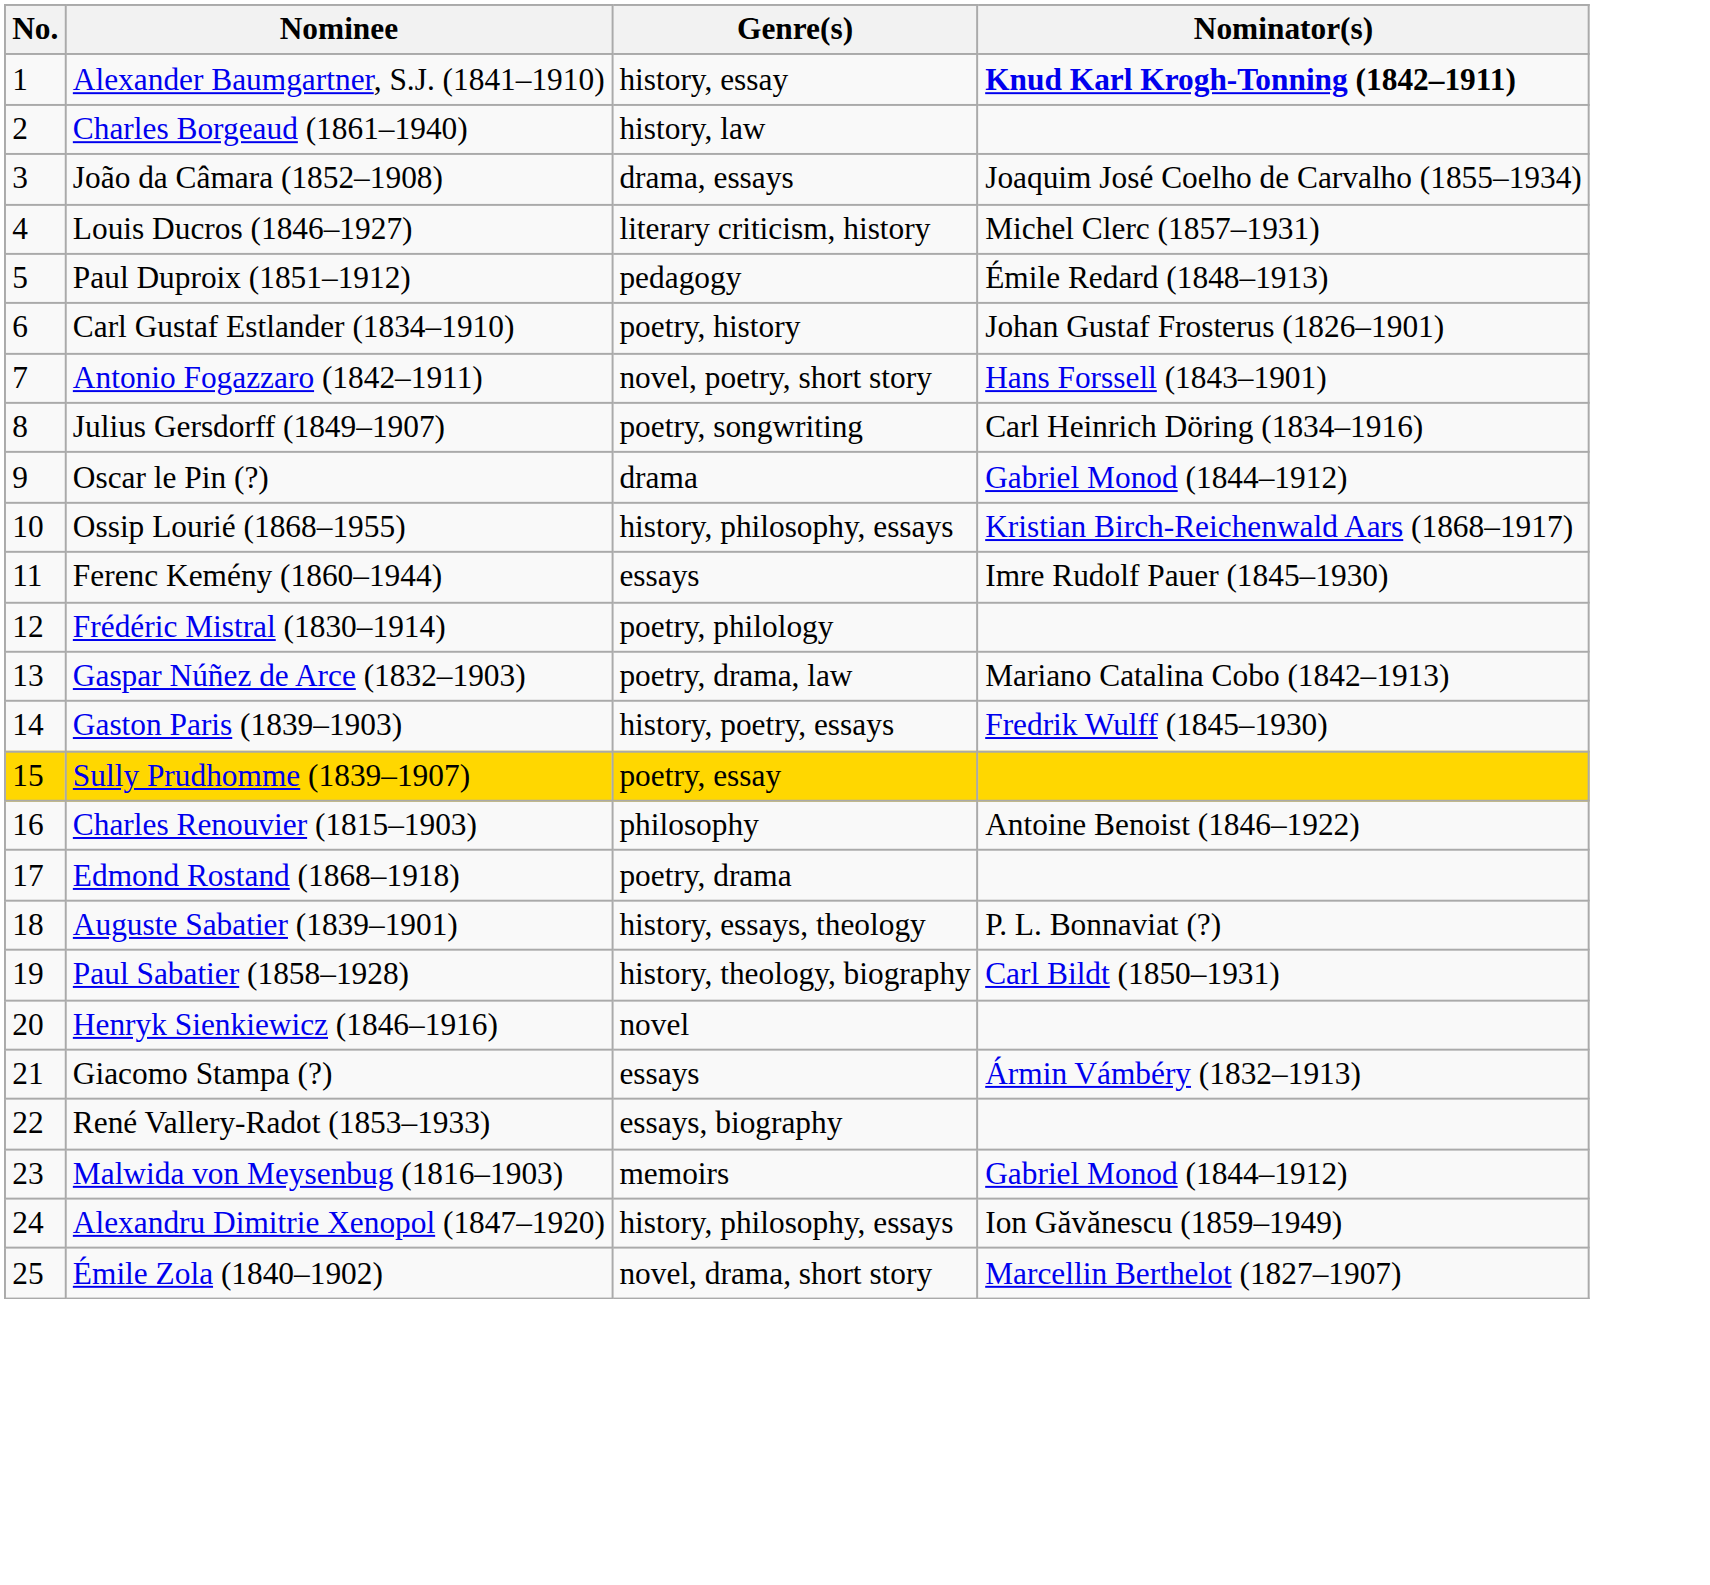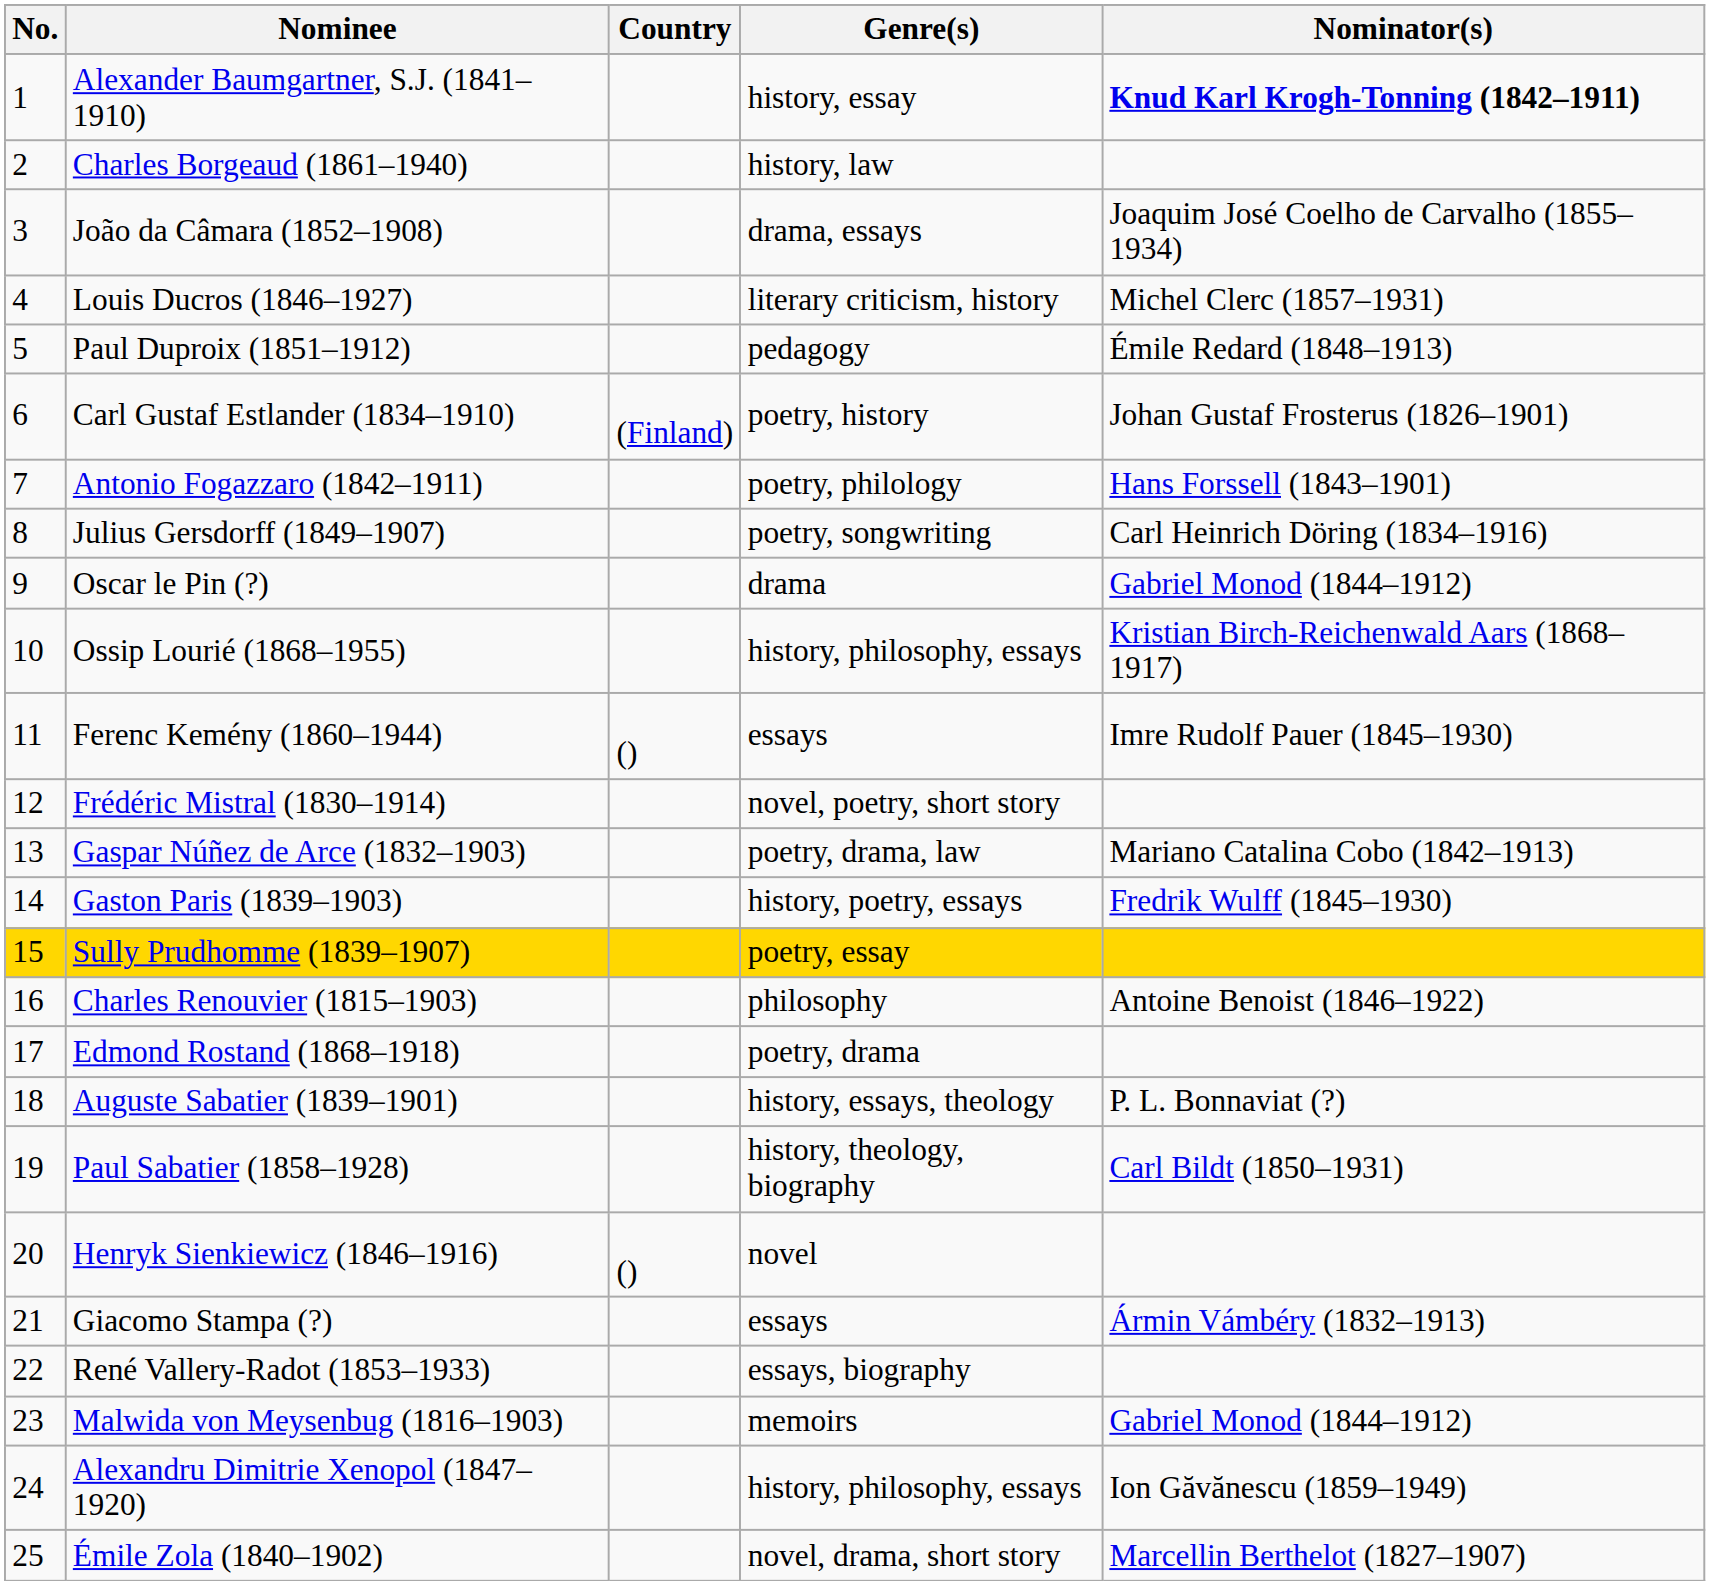+ column: (675, 29)
(776, 377) novel, poetry, short story -> (855, 483) poetry, philology
(726, 626) poetry, philology -> (904, 802) novel, poetry, short story
